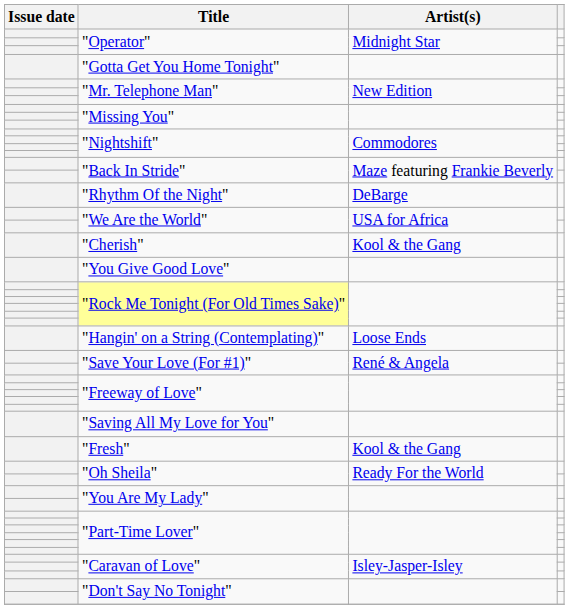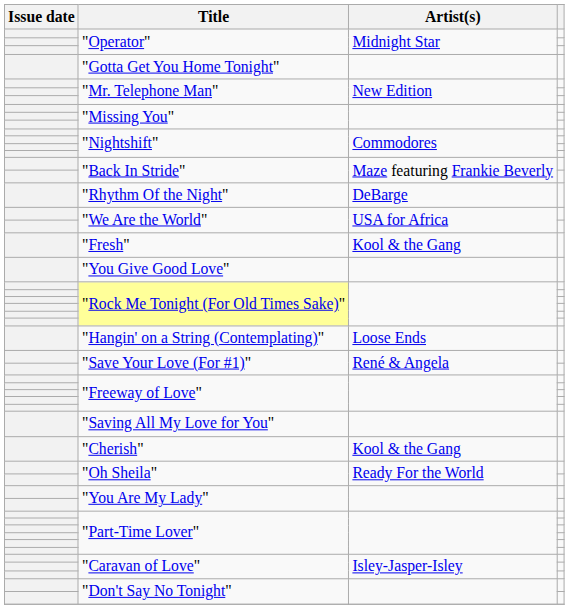rows swapped: (106, 448) <-> (113, 244)
